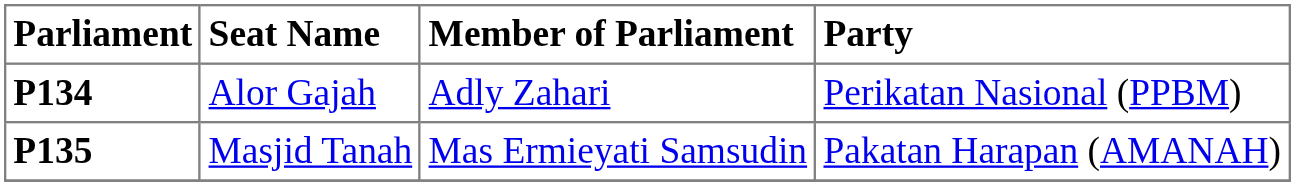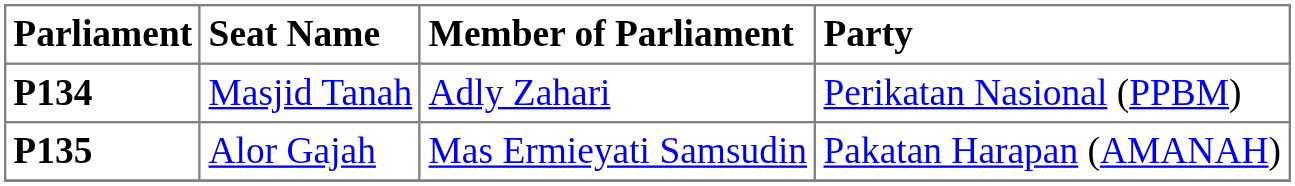(292, 92) Alor Gajah -> (310, 92) Masjid Tanah
(310, 150) Masjid Tanah -> (292, 150) Alor Gajah
